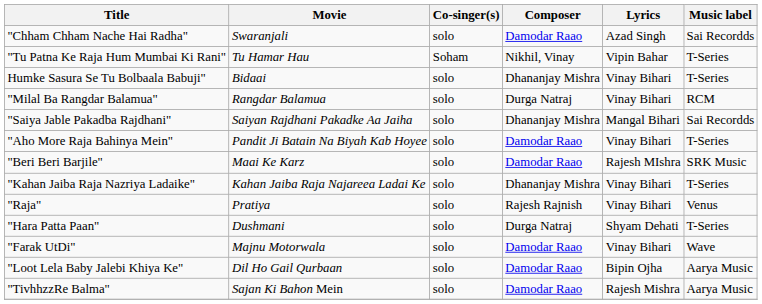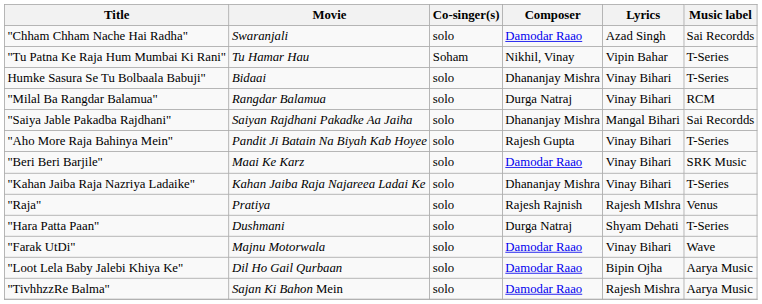(544, 141) Damodar Raao -> (540, 141) Rajesh Gupta
(643, 162) Rajesh MIshra -> (639, 162) Vinay Bihari
(639, 204) Vinay Bihari -> (643, 204) Rajesh MIshra
